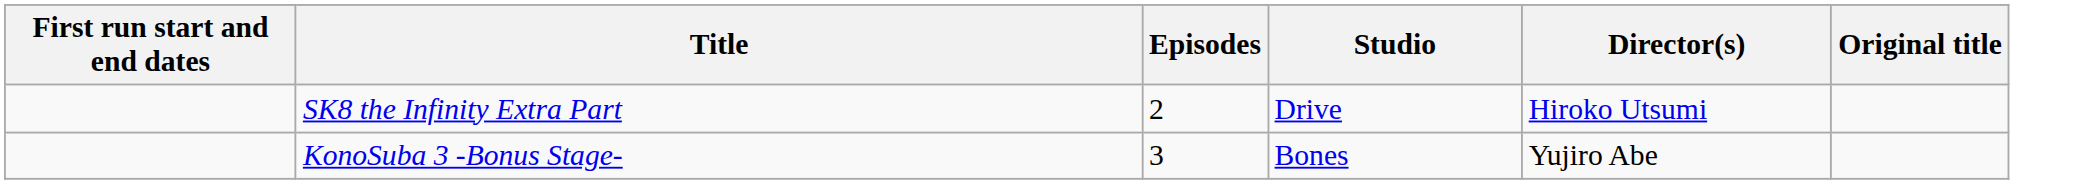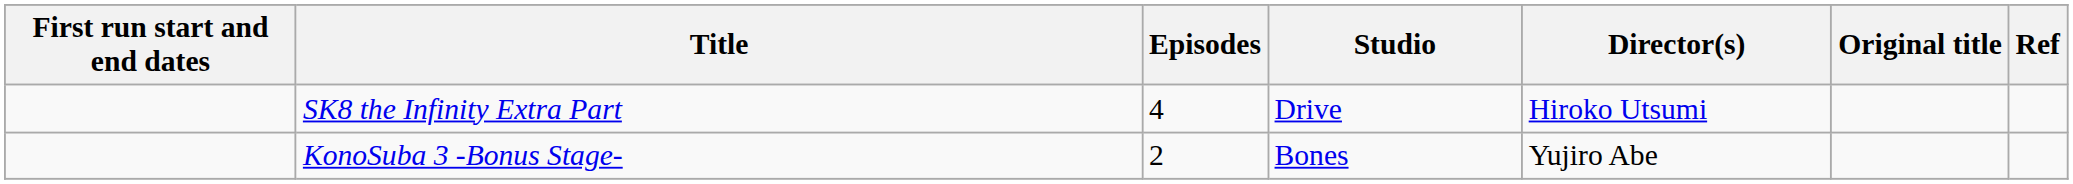+ column: (2038, 44)
(1156, 108) 2 -> (1156, 108) 4
(1156, 155) 3 -> (1156, 155) 2
